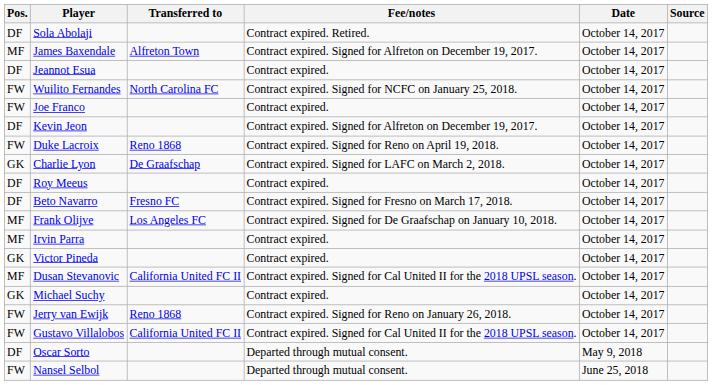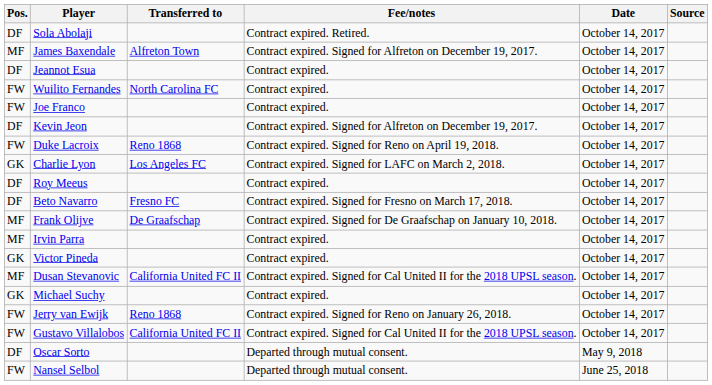(382, 88) Contract expired. Signed for NCFC on January 25, 2018. -> (288, 88) Contract expired.
(165, 164) De Graafschap -> (168, 164) Los Angeles FC
(168, 220) Los Angeles FC -> (165, 220) De Graafschap
